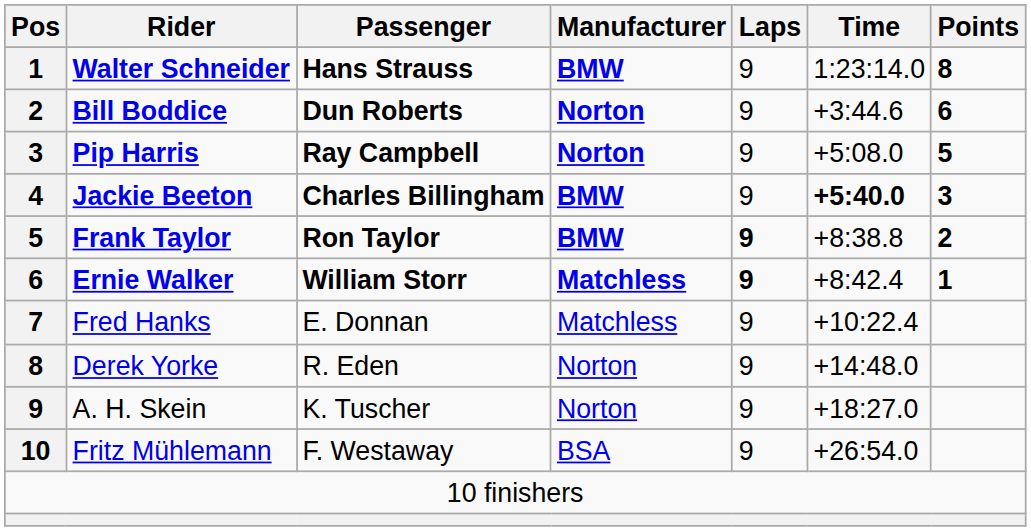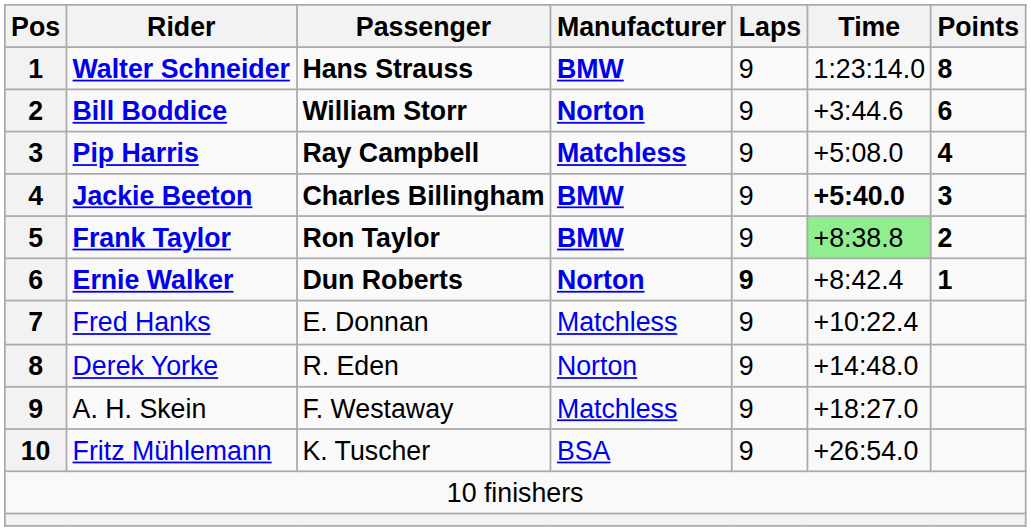(383, 111) Dun Roberts -> (385, 111) William Storr
(601, 153) Norton -> (622, 153) Matchless
(945, 153) 5 -> (945, 153) 4
(746, 238) bold -> (746, 238) normal
(859, 238) no background -> (859, 238) lightgreen background
(385, 280) William Storr -> (383, 280) Dun Roberts
(622, 280) Matchless -> (601, 280) Norton
(366, 407) K. Tuscher -> (378, 407) F. Westaway
(597, 407) Norton -> (617, 407) Matchless
(378, 450) F. Westaway -> (366, 450) K. Tuscher
